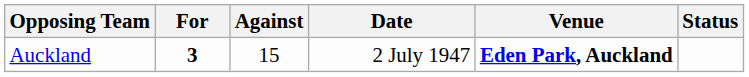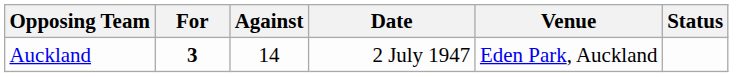(269, 54) 15 -> (269, 54) 14
(576, 54) bold -> (569, 54) normal
